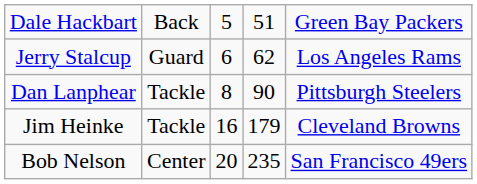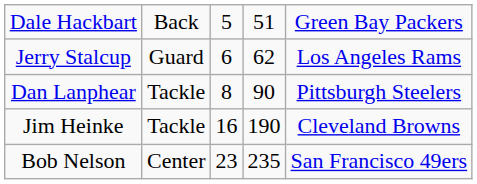(264, 126) 179 -> (264, 126) 190
(227, 160) 20 -> (227, 160) 23
